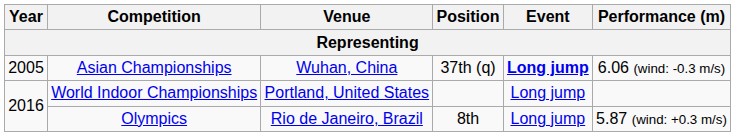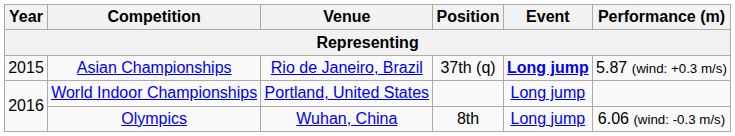(26, 67) 2005 -> (26, 67) 2015
(347, 67) Wuhan, China -> (347, 67) Rio de Janeiro, Brazil
(662, 67) 6.06 (wind: -0.3 m/s) -> (662, 67) 5.87 (wind: +0.3 m/s)
(347, 118) Rio de Janeiro, Brazil -> (347, 118) Wuhan, China
(662, 118) 5.87 (wind: +0.3 m/s) -> (662, 118) 6.06 (wind: -0.3 m/s)
